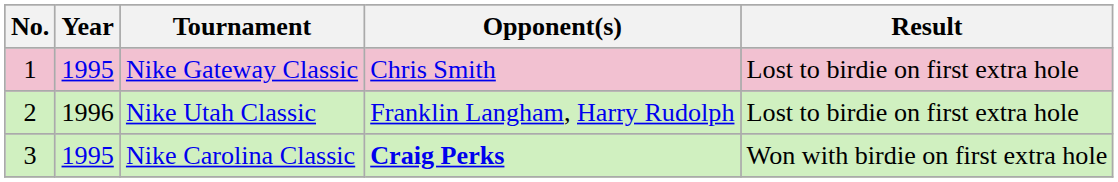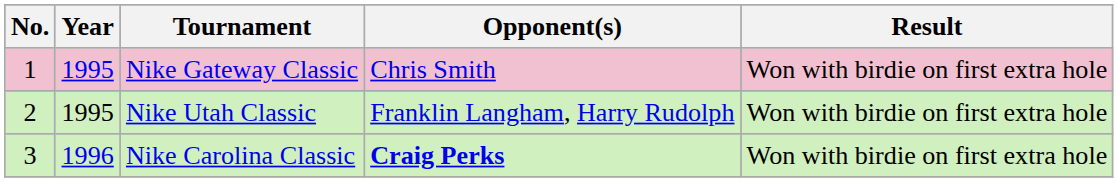(913, 69) Lost to birdie on first extra hole -> (927, 69) Won with birdie on first extra hole
(88, 112) 1996 -> (88, 112) 1995
(913, 112) Lost to birdie on first extra hole -> (927, 112) Won with birdie on first extra hole
(88, 155) 1995 -> (88, 155) 1996
